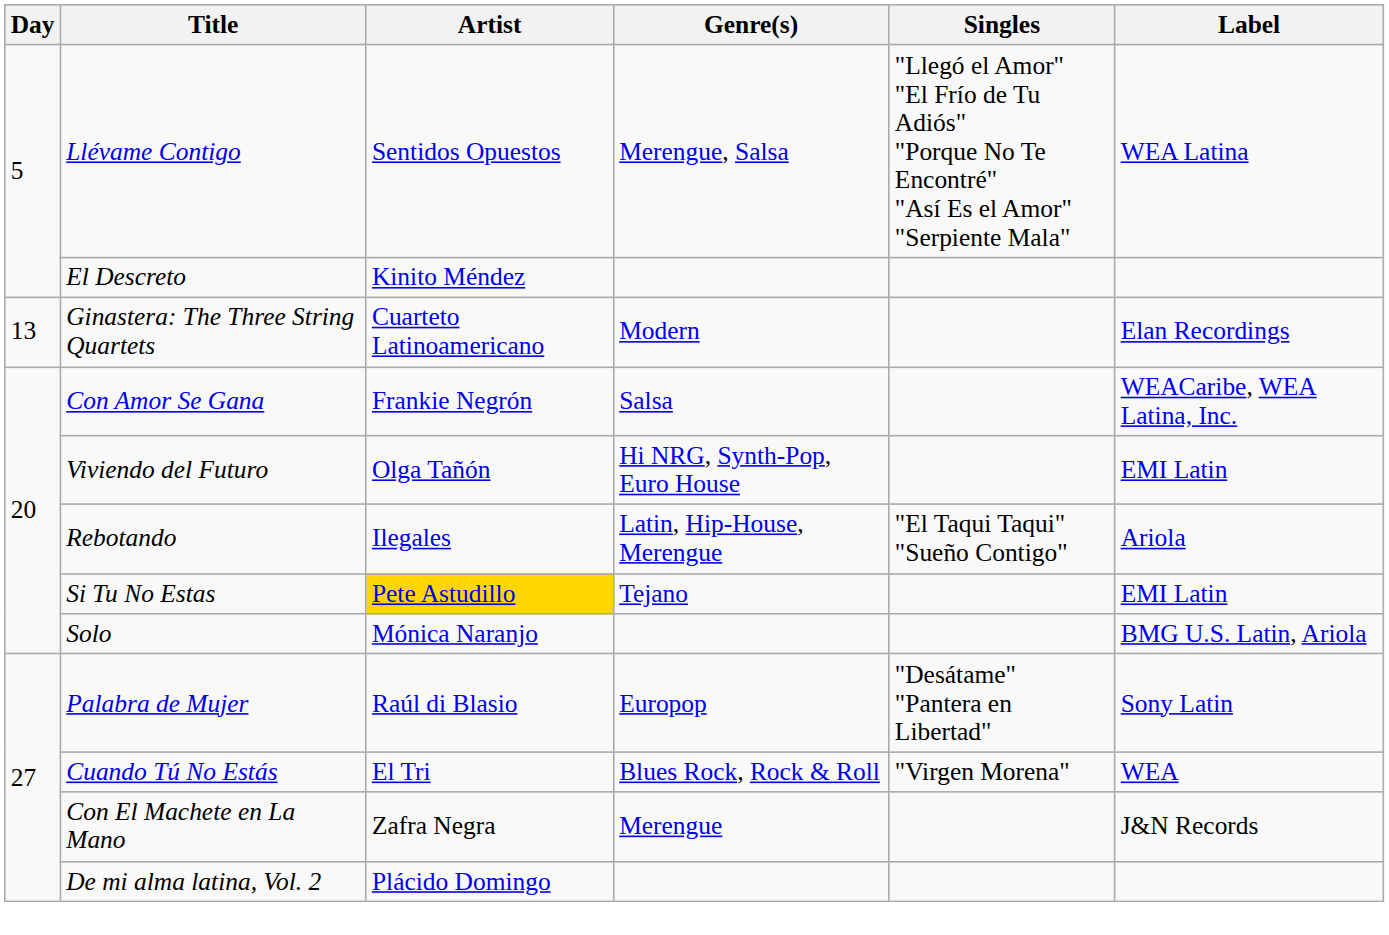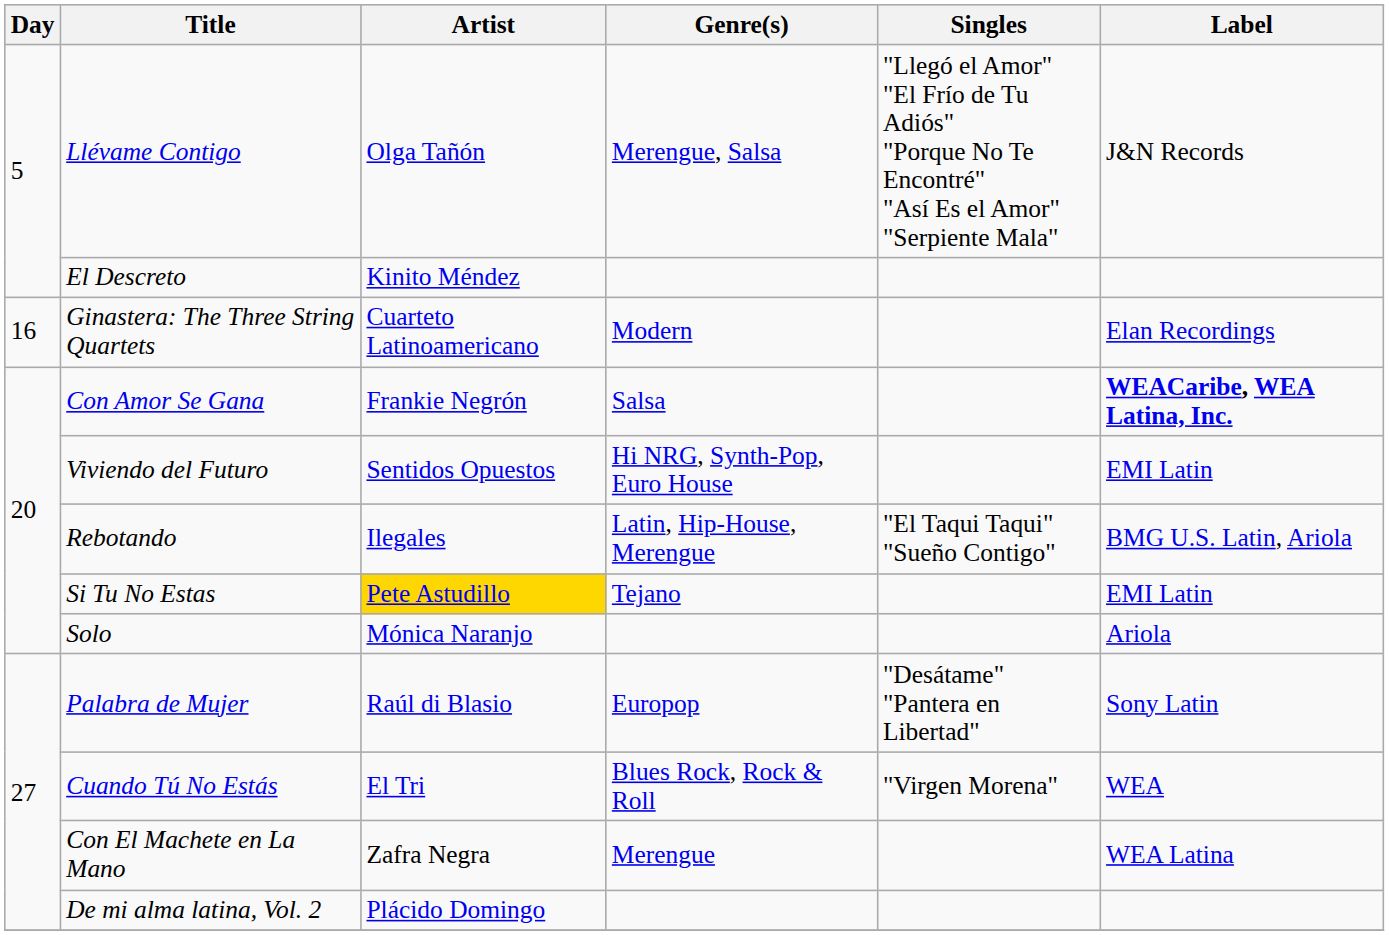(466, 150) Sentidos Opuestos -> (426, 150) Olga Tañón
(1185, 150) WEA Latina -> (1175, 150) J&N Records
(23, 331) 13 -> (23, 331) 16
(1219, 400) normal -> (1210, 400) bold
(431, 469) Olga Tañón -> (461, 469) Sentidos Opuestos
(1153, 538) Ariola -> (1229, 538) BMG U.S. Latin, Ariola
(1244, 633) BMG U.S. Latin, Ariola -> (1139, 633) Ariola
(1190, 826) J&N Records -> (1170, 854) WEA Latina
